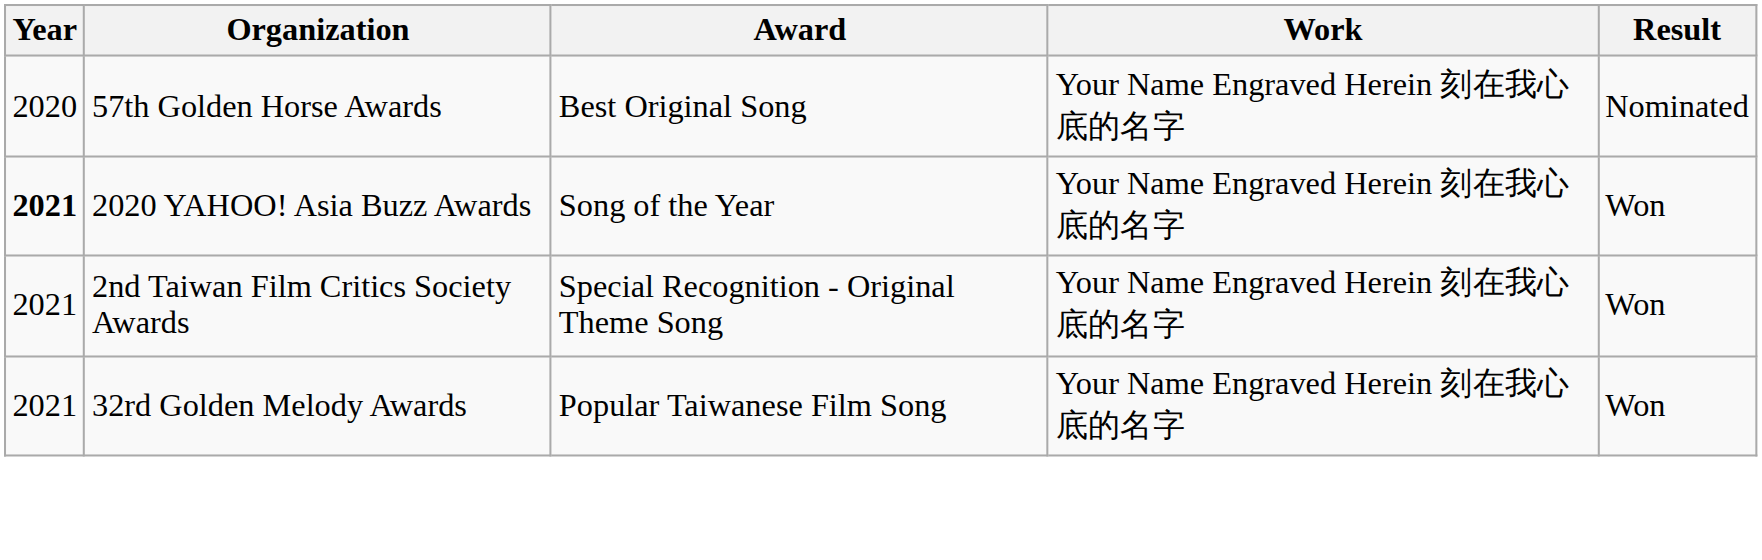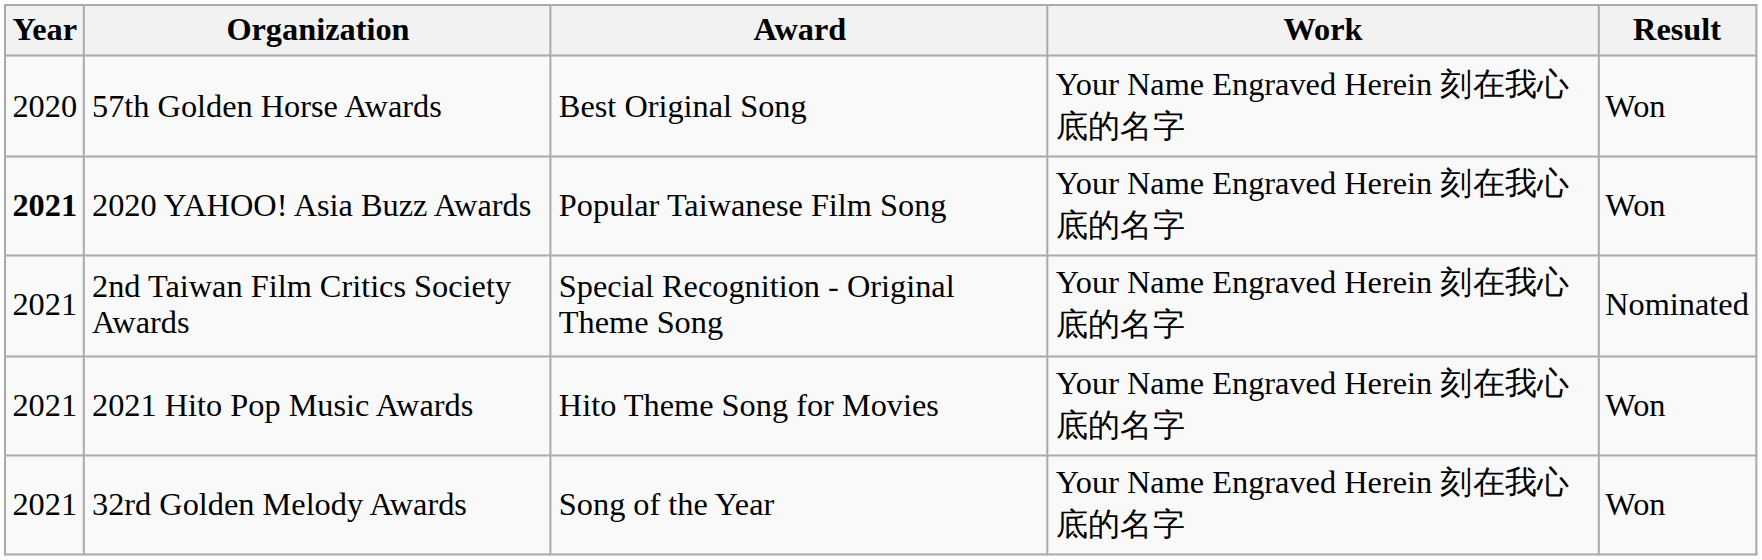(1677, 105) Nominated -> (1635, 105) Won
(667, 205) Song of the Year -> (753, 205) Popular Taiwanese Film Song
(1635, 305) Won -> (1677, 305) Nominated
+ row: (283, 404)
(753, 404) Popular Taiwanese Film Song -> (667, 504) Song of the Year
